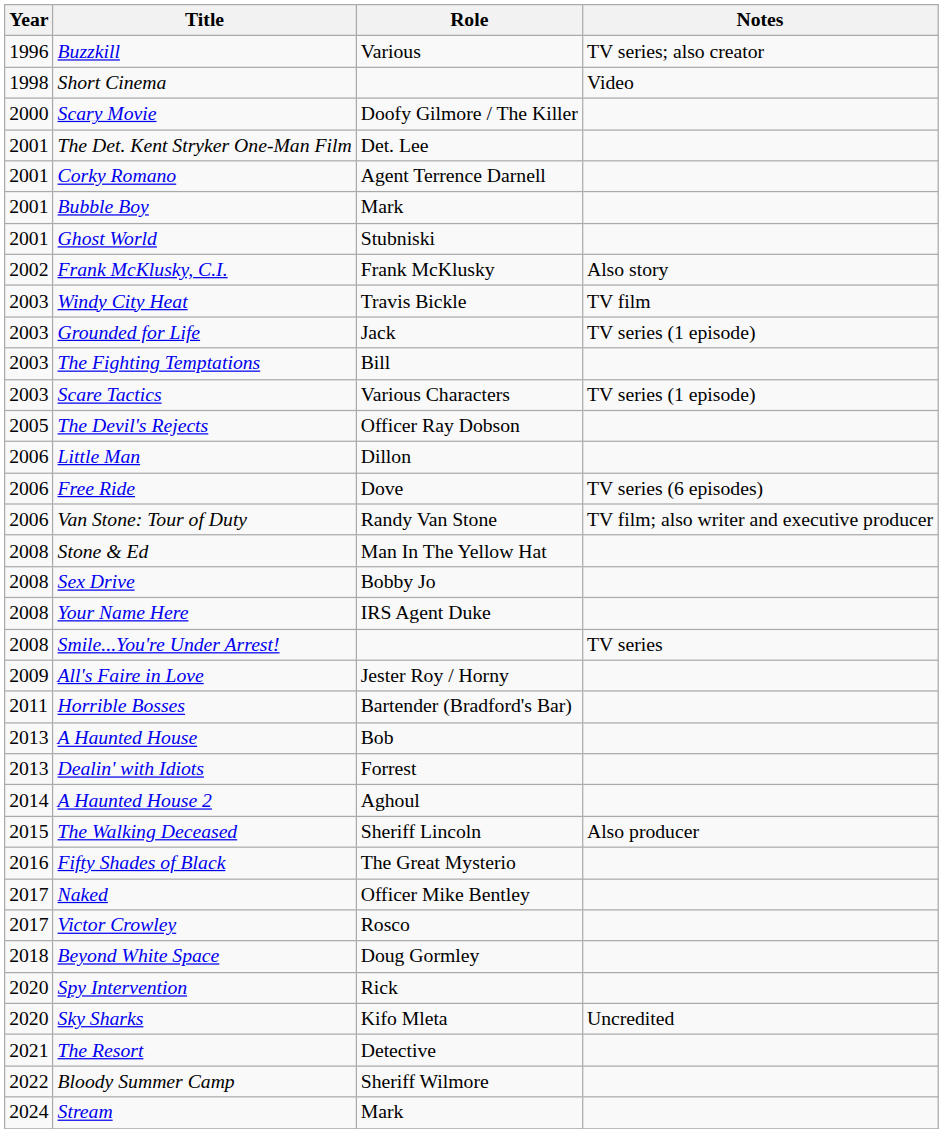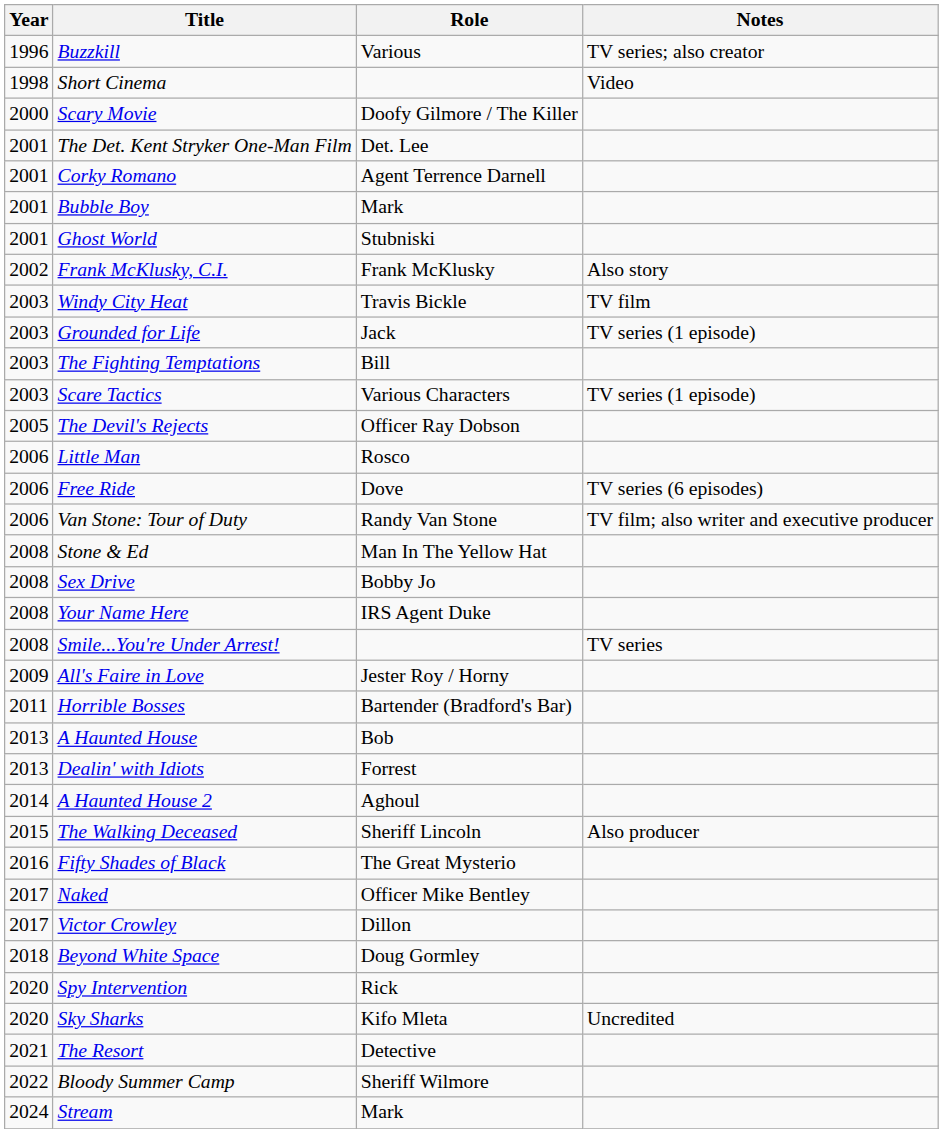(386, 457) Dillon -> (385, 457) Rosco
(385, 925) Rosco -> (386, 925) Dillon
